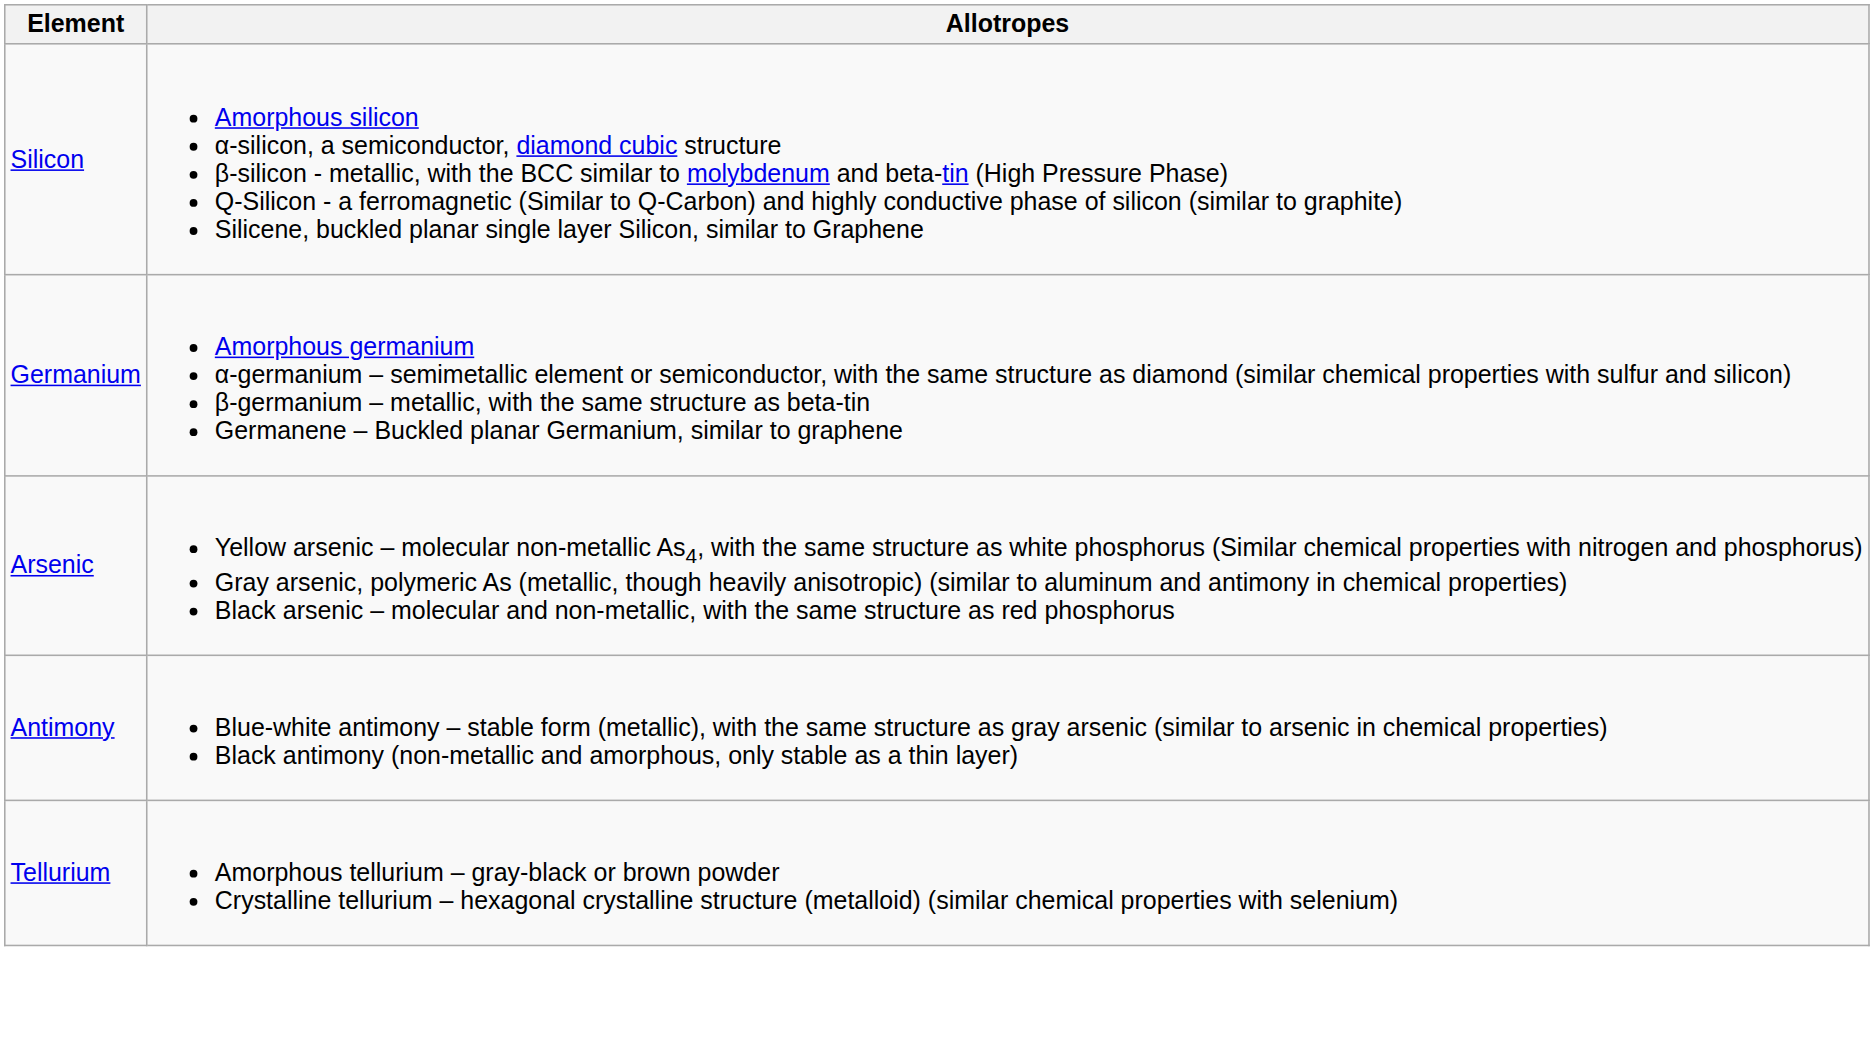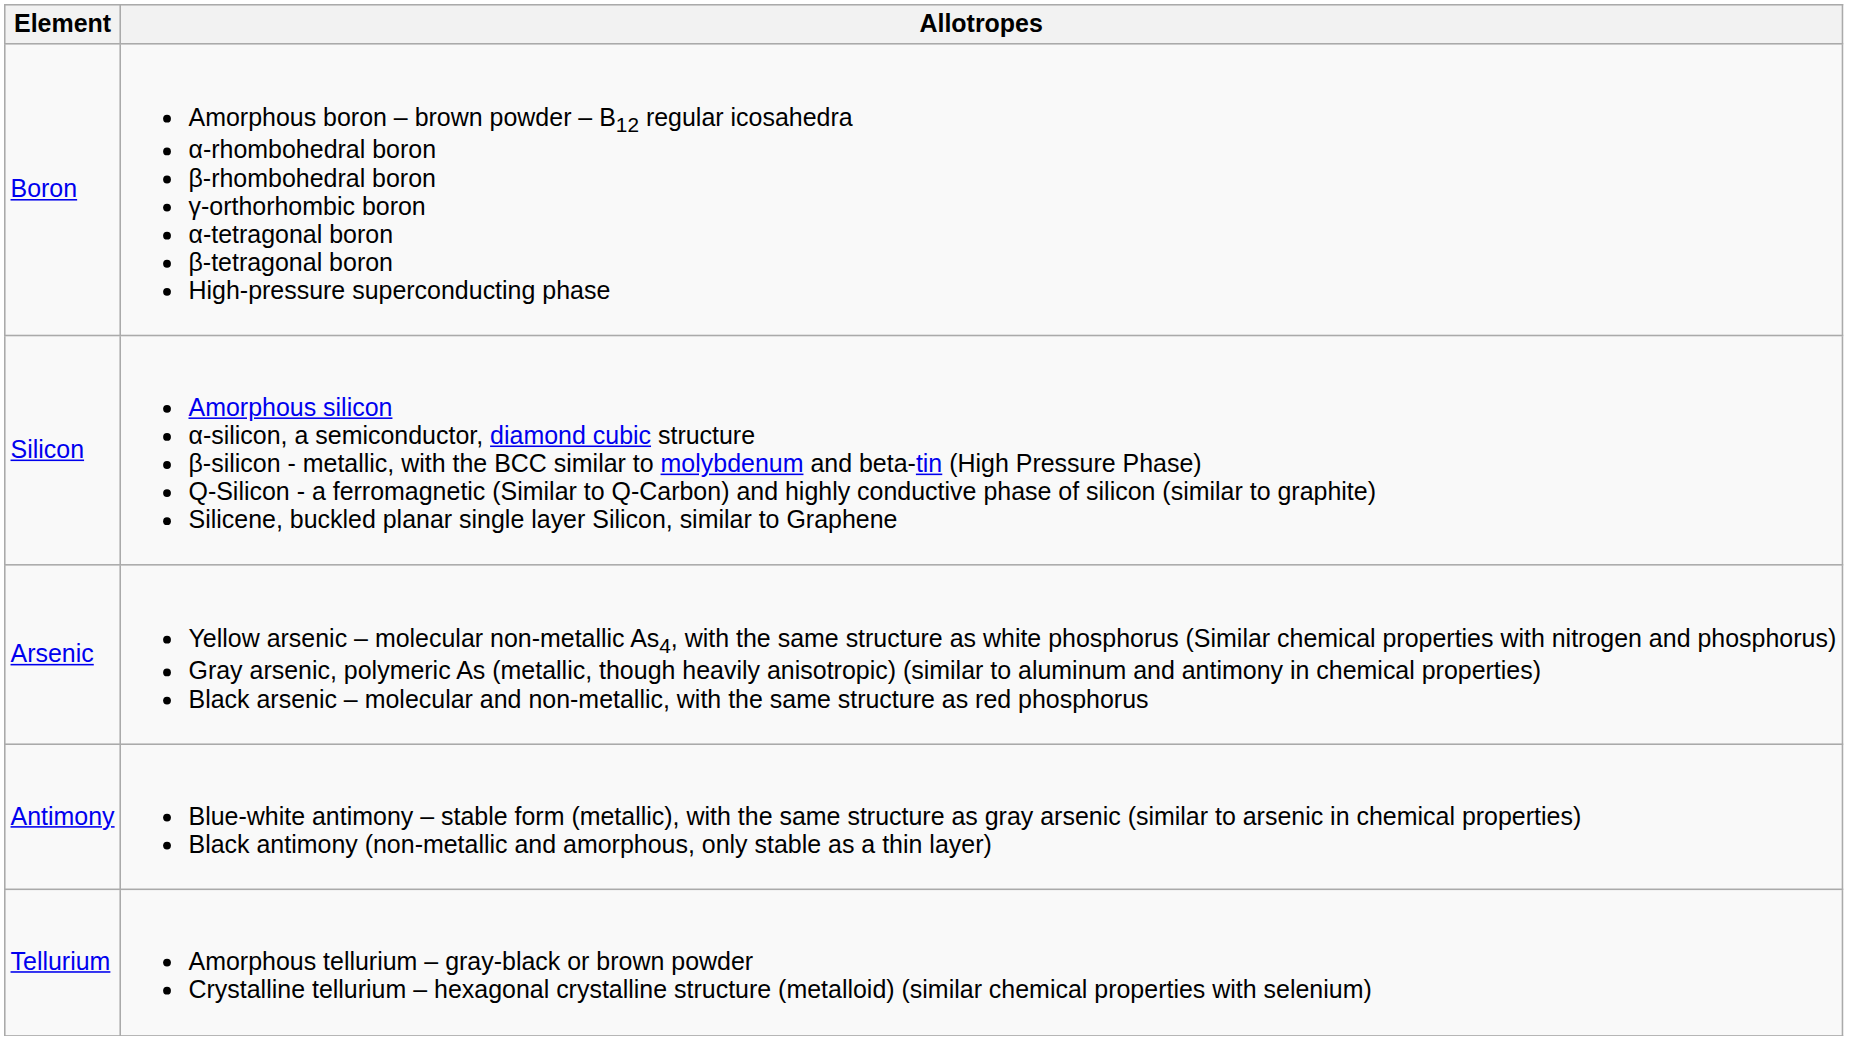+ row: (44, 189)
- row: (76, 374)
